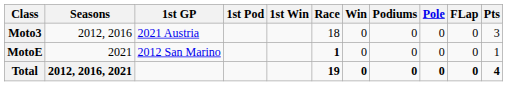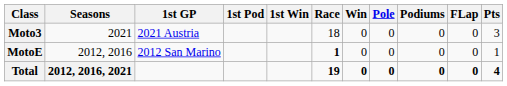columns swapped: (395, 14) <-> (434, 14)
(105, 33) 2012, 2016 -> (120, 33) 2021
(120, 52) 2021 -> (105, 52) 2012, 2016
